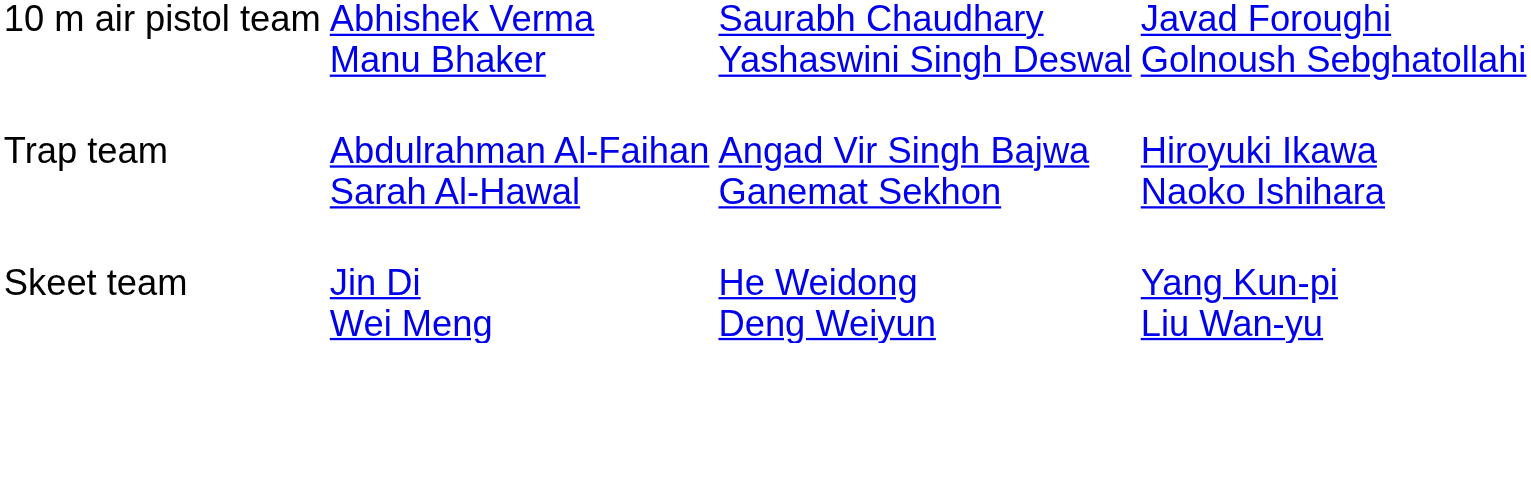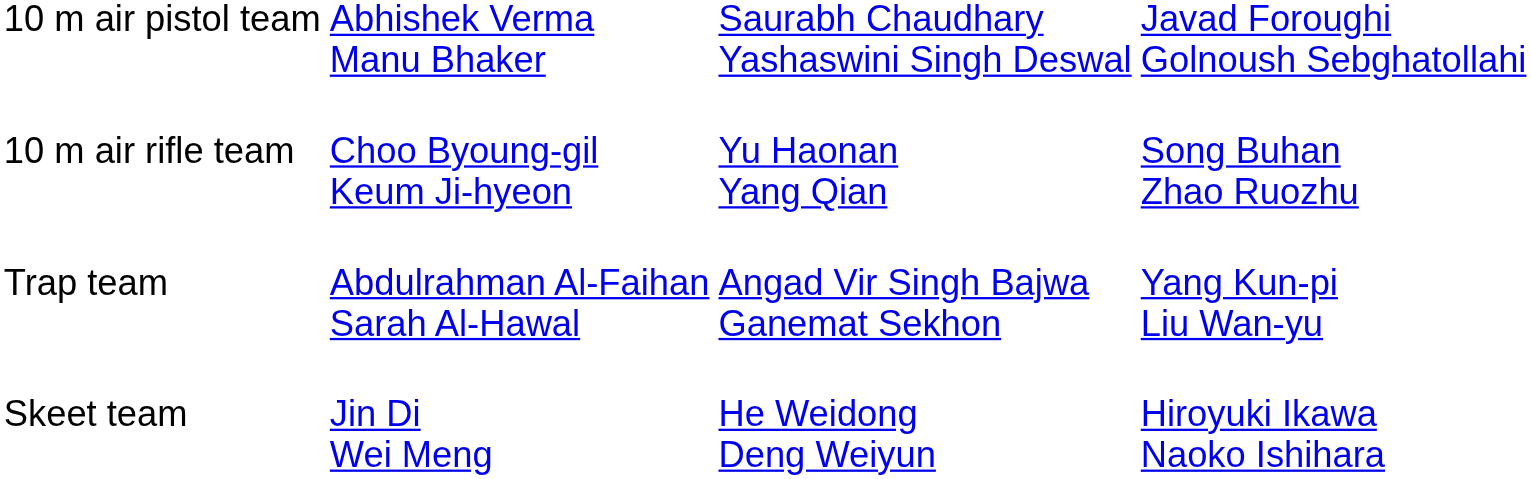+ row: (149, 151)
(1263, 171) Hiroyuki Ikawa Naoko Ishihara -> (1239, 303) Yang Kun-pi Liu Wan-yu
(1239, 303) Yang Kun-pi Liu Wan-yu -> (1263, 434) Hiroyuki Ikawa Naoko Ishihara
